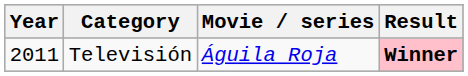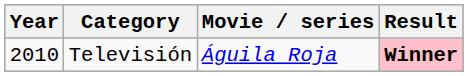(34, 55) 2011 -> (34, 55) 2010
